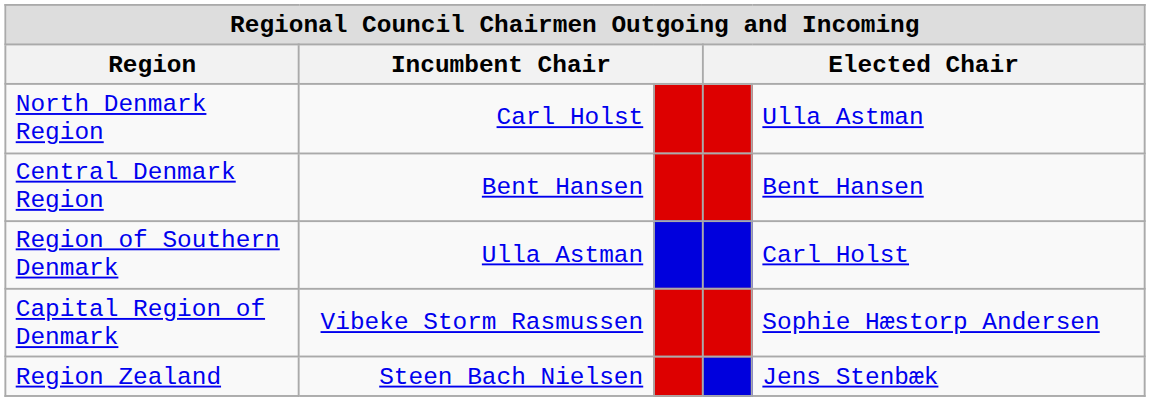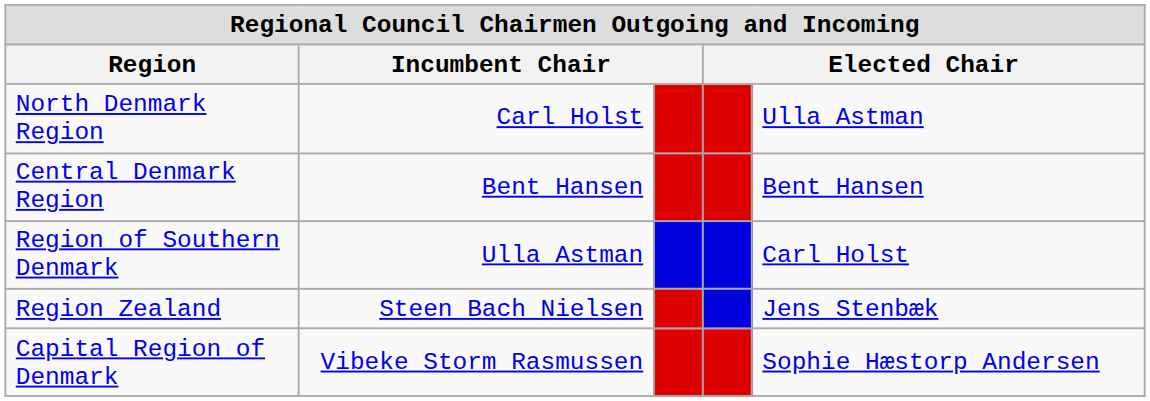rows swapped: (118, 377) <-> (140, 323)
